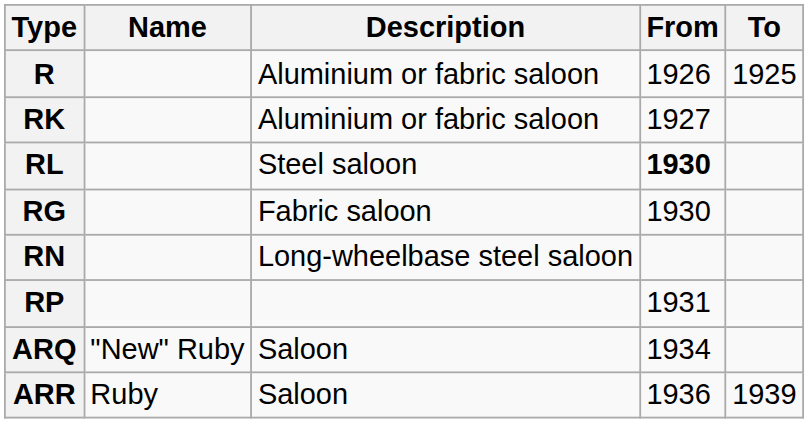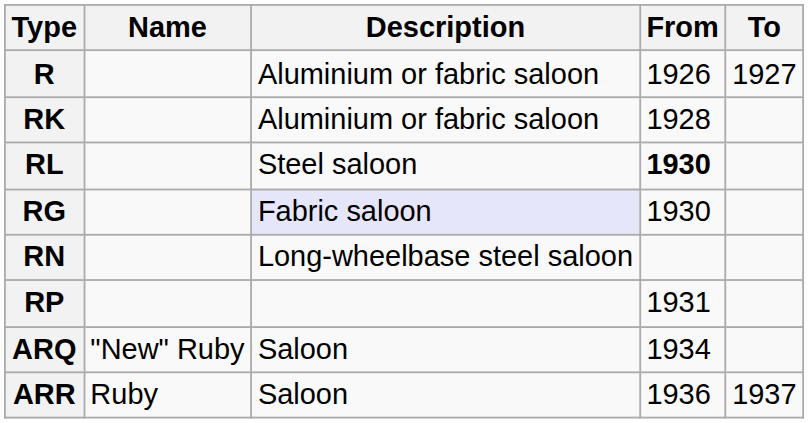(764, 73) 1925 -> (764, 73) 1927
(679, 119) 1927 -> (679, 119) 1928
(345, 211) no background -> (345, 211) lavender background
(764, 394) 1939 -> (764, 394) 1937
